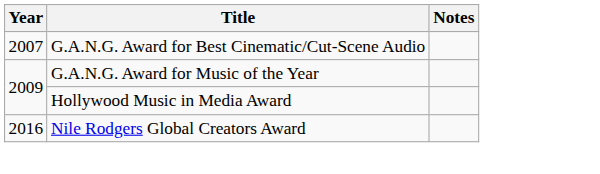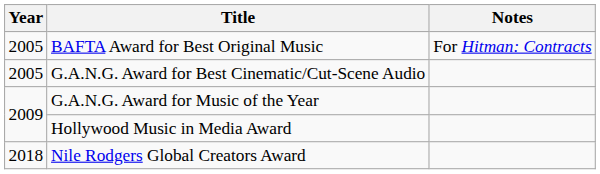+ row: (187, 45)
(26, 45) 2007 -> (26, 73) 2005
(26, 127) 2016 -> (26, 155) 2018
